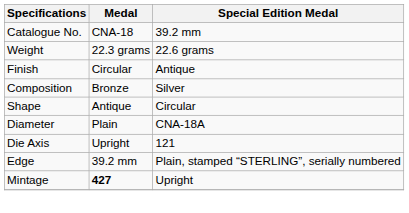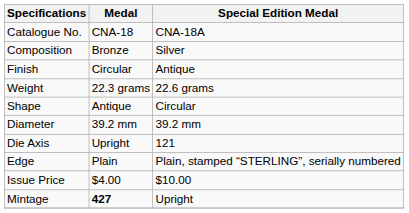(178, 32) 39.2 mm -> (180, 32) CNA-18A
rows swapped: (40, 87) <-> (25, 50)
(105, 124) Plain -> (114, 124) 39.2 mm
(180, 124) CNA-18A -> (178, 124) 39.2 mm
(114, 161) 39.2 mm -> (105, 161) Plain
+ row: (36, 180)
